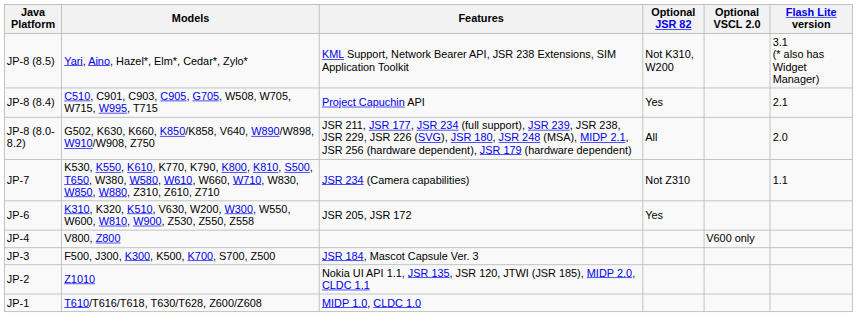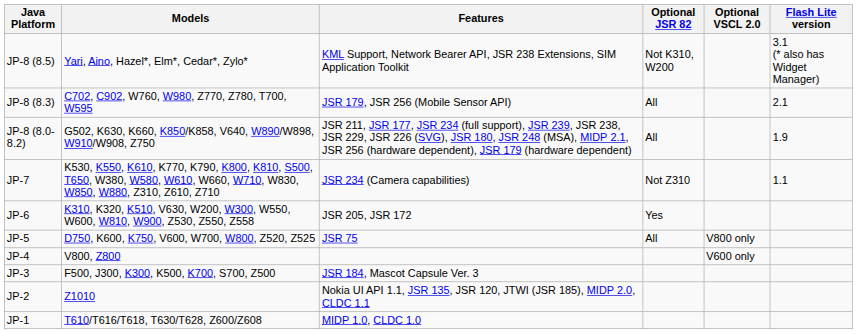- row: (31, 102)
+ row: (31, 102)
(780, 138) 2.0 -> (780, 138) 1.9
+ row: (18, 239)
